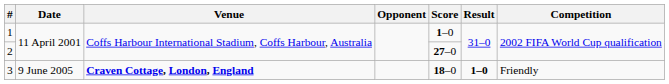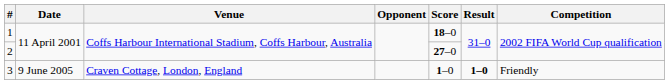(445, 32) 1–0 -> (445, 32) 18–0
(170, 70) bold -> (164, 70) normal
(445, 70) 18–0 -> (445, 70) 1–0
